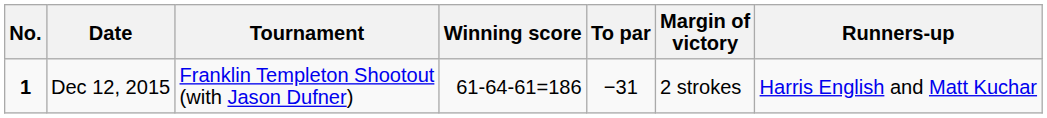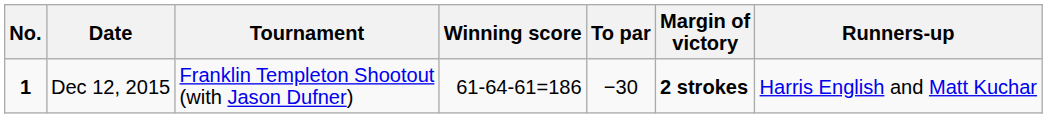(621, 86) −31 -> (621, 86) −30
(701, 86) normal -> (704, 86) bold
